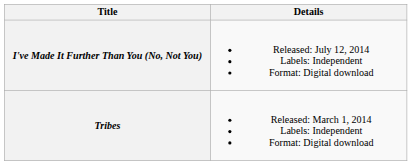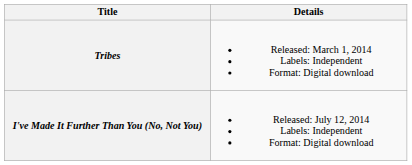rows swapped: (107, 125) <-> (107, 55)
